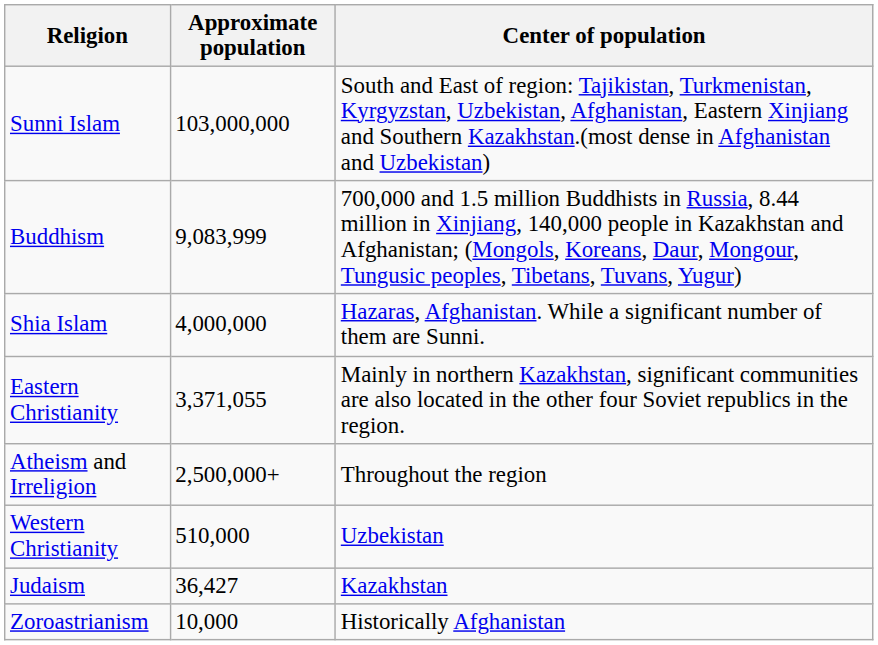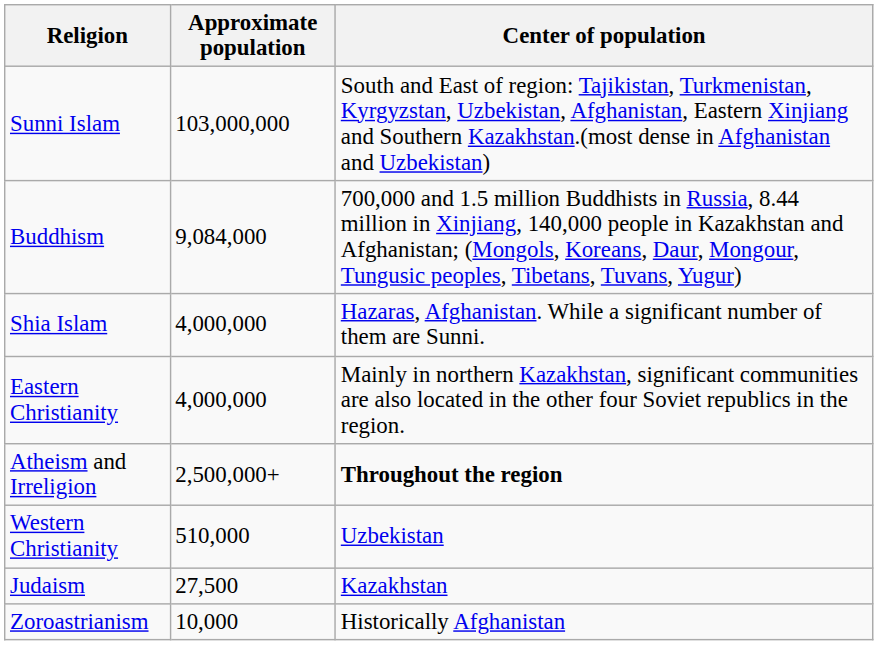(221, 236) 9,083,999 -> (221, 236) 9,084,000
(221, 399) 3,371,055 -> (221, 399) 4,000,000
(444, 474) normal -> (452, 474) bold
(207, 585) 36,427 -> (207, 585) 27,500
